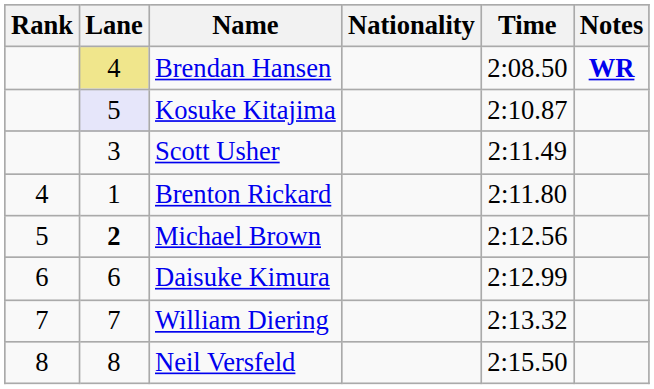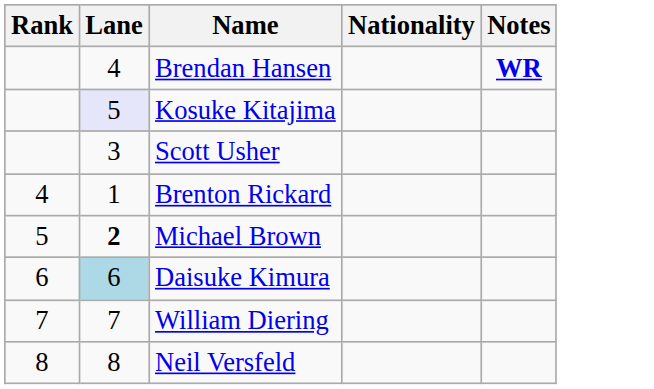- column: (527, 25)
(114, 67) khaki background -> (114, 67) no background
(114, 278) no background -> (114, 278) lightblue background
